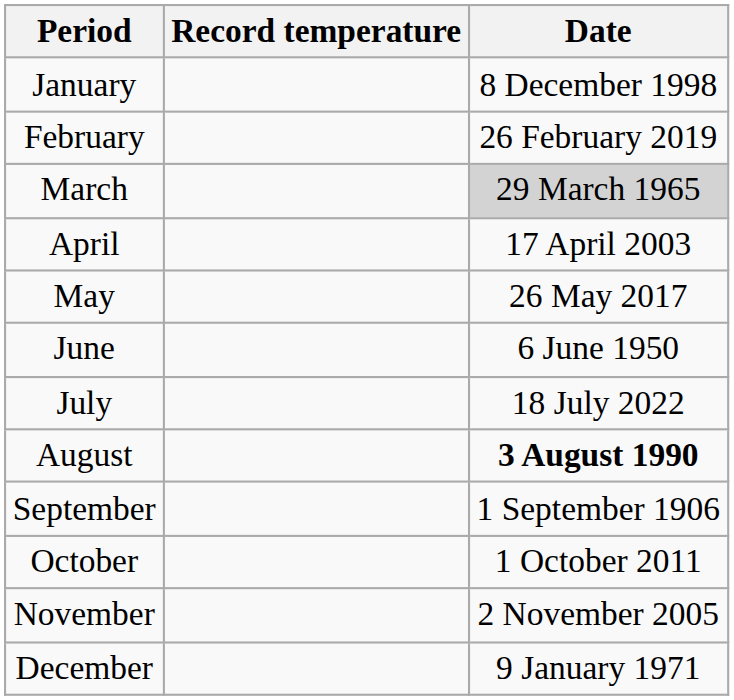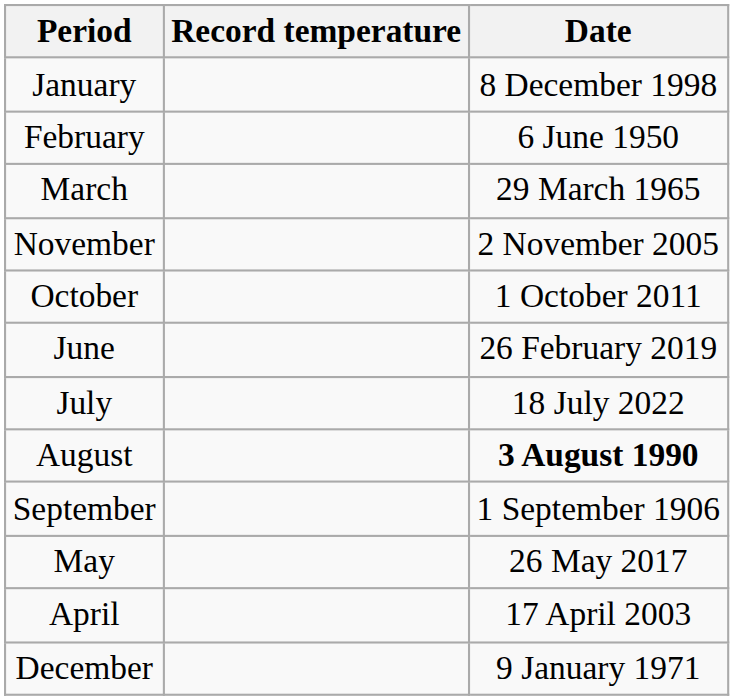(598, 137) 26 February 2019 -> (598, 137) 6 June 1950
(598, 190) lightgrey background -> (598, 190) no background
rows swapped: (84, 243) <-> (84, 614)
rows swapped: (84, 296) <-> (84, 561)
(598, 349) 6 June 1950 -> (598, 349) 26 February 2019
